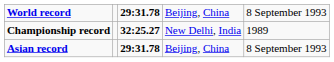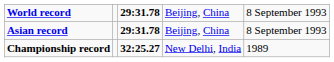rows swapped: (37, 48) <-> (58, 30)
